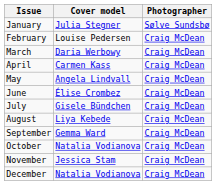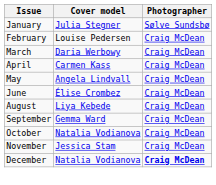- row: (16, 106)
(175, 174) normal -> (175, 160) bold
